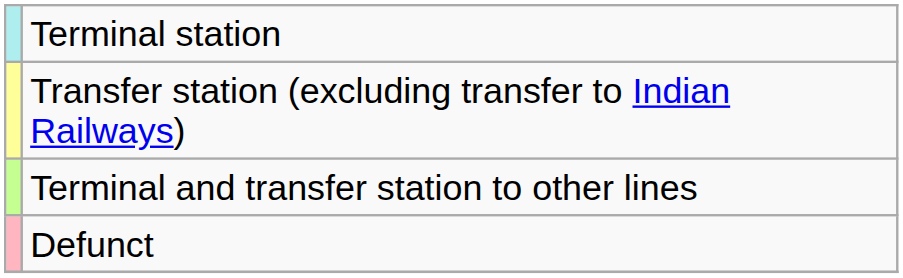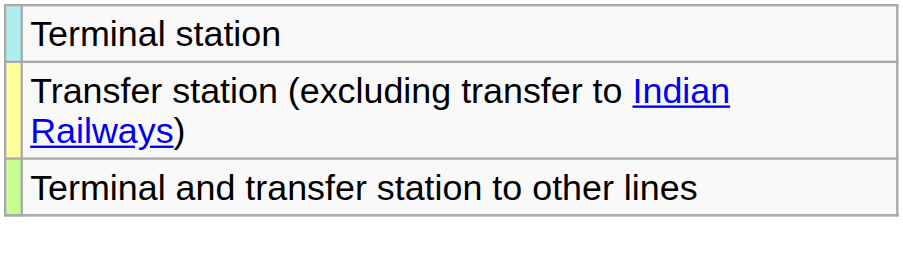- row: (92, 244)
